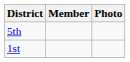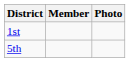rows swapped: (13, 48) <-> (14, 31)
